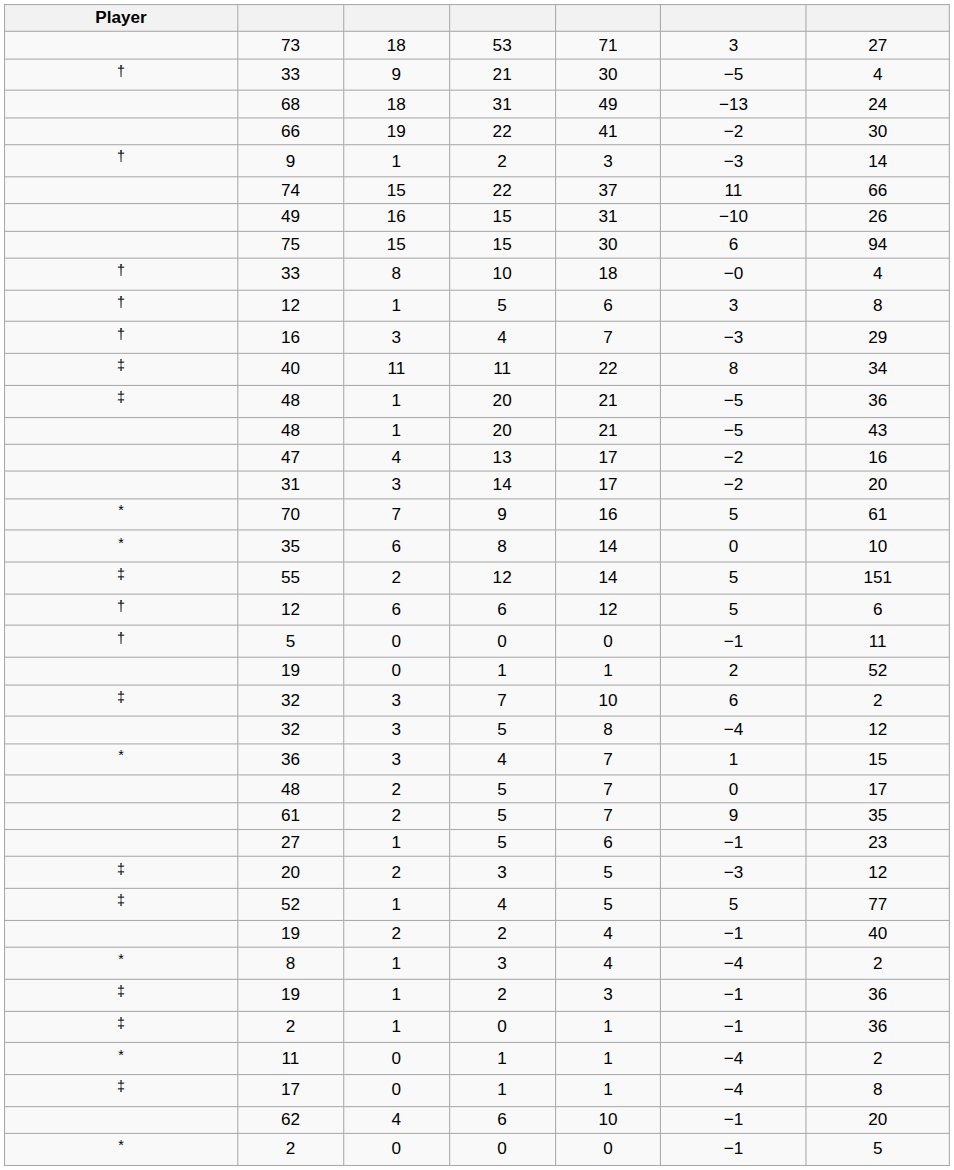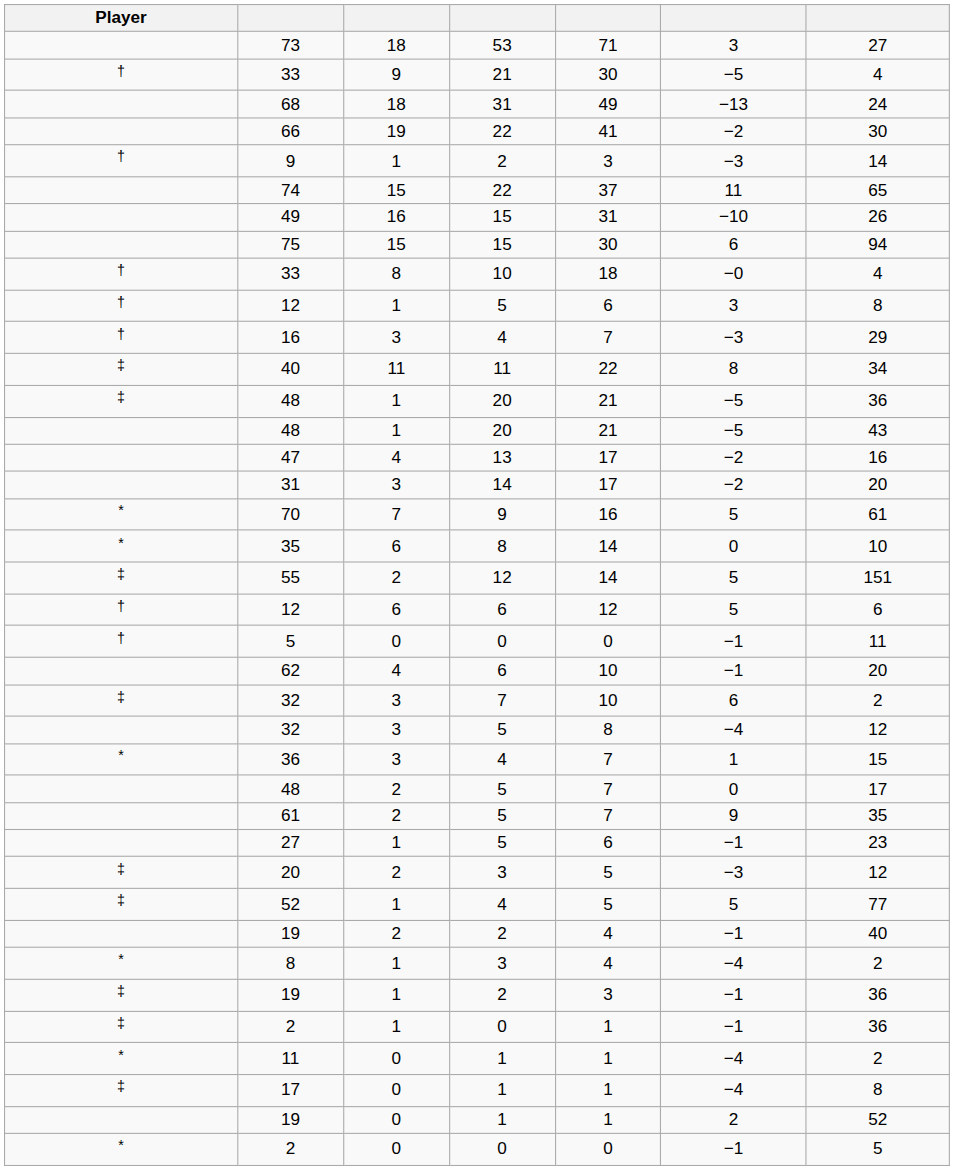(878, 190) 66 -> (878, 190) 65
rows swapped: (290, 1119) <-> (290, 670)
